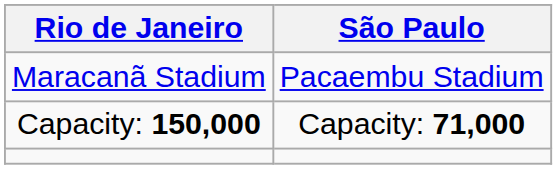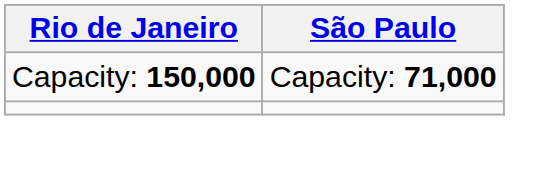- row: (139, 76)
